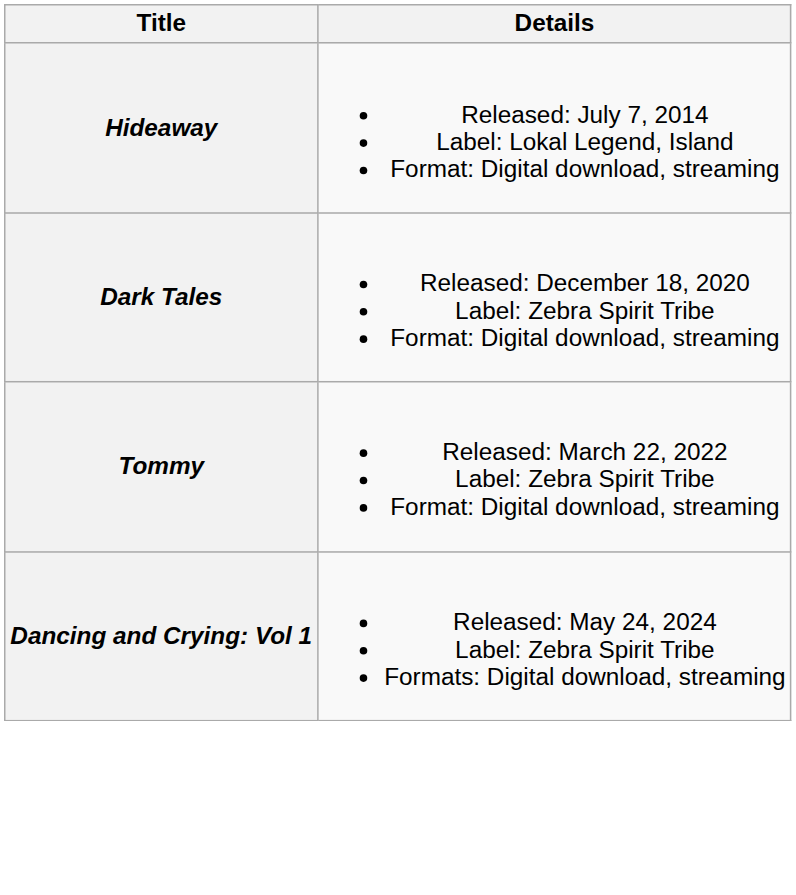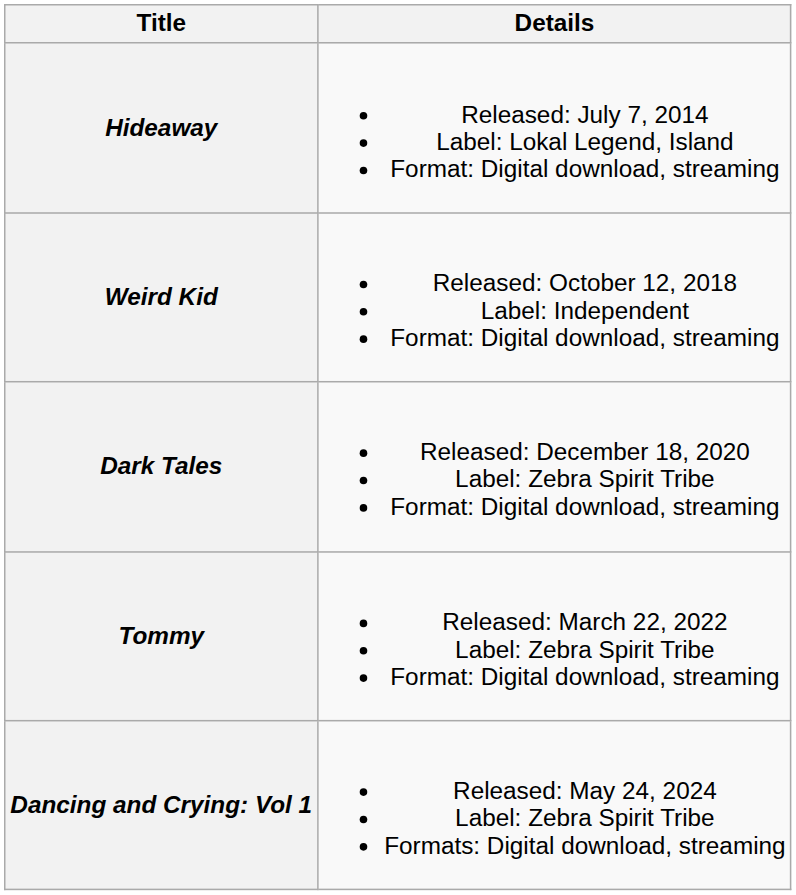+ row: (161, 297)
